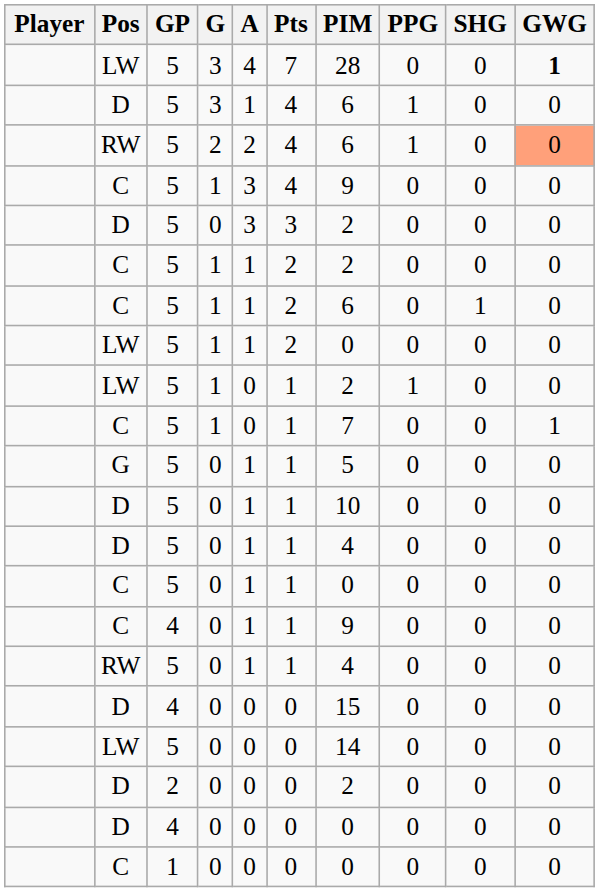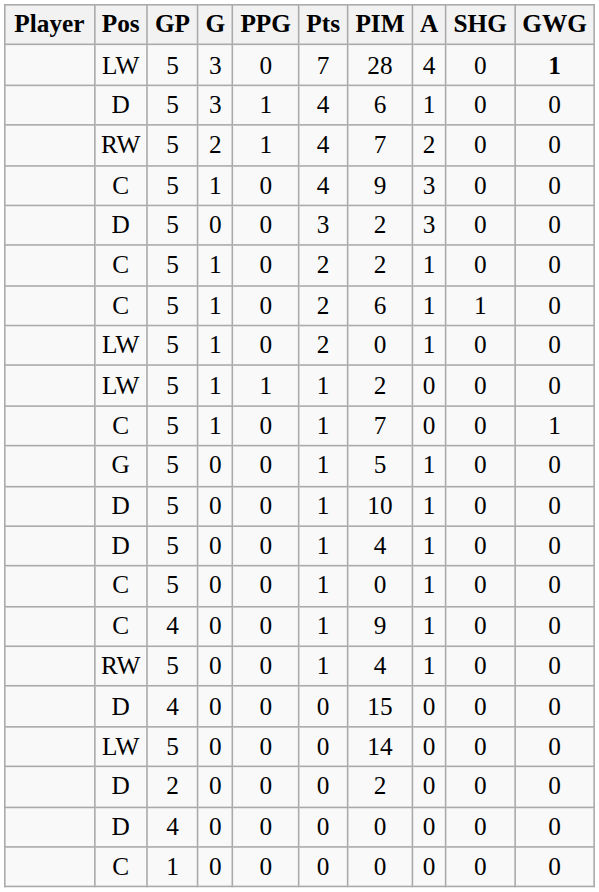columns swapped: (250, 24) <-> (413, 24)
(348, 144) 6 -> (380, 144) 7
(555, 144) lightsalmon background -> (555, 144) no background
